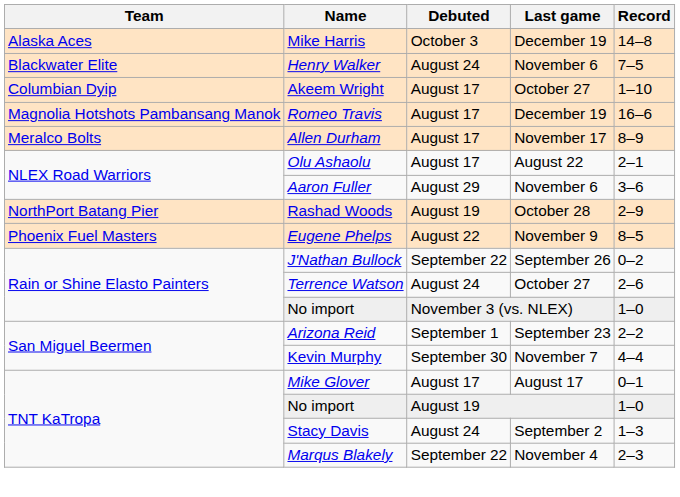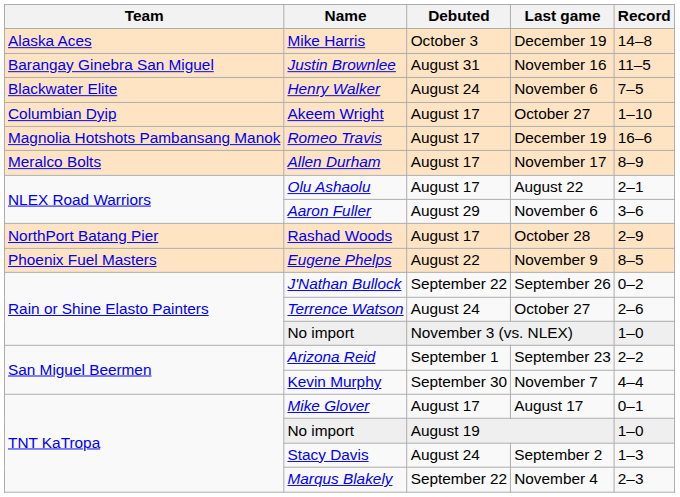+ row: (342, 65)
(445, 211) August 19 -> (445, 235) August 17
